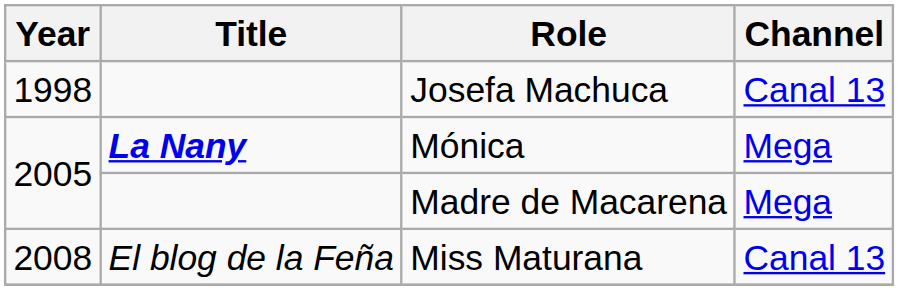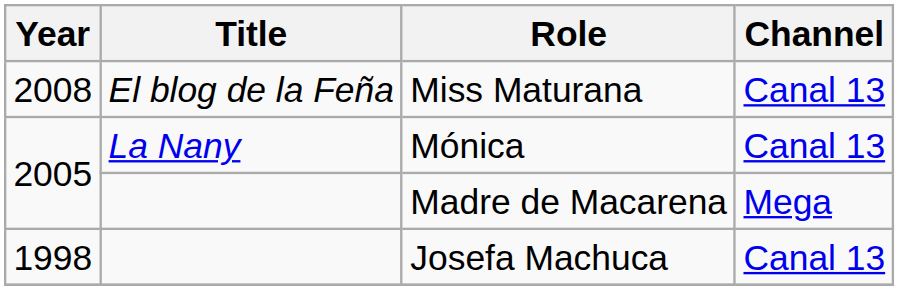rows swapped: (539, 89) <-> (526, 258)
(177, 146) bold -> (175, 146) normal
(788, 146) Mega -> (814, 146) Canal 13
